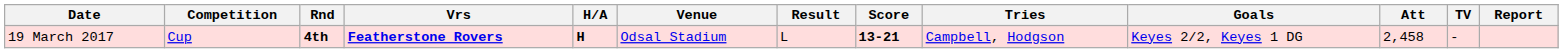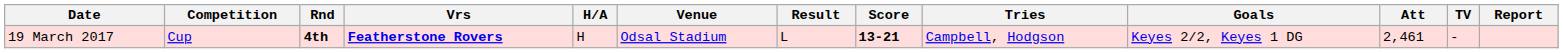(581, 37) bold -> (581, 37) normal
(1403, 37) 2,458 -> (1403, 37) 2,461
